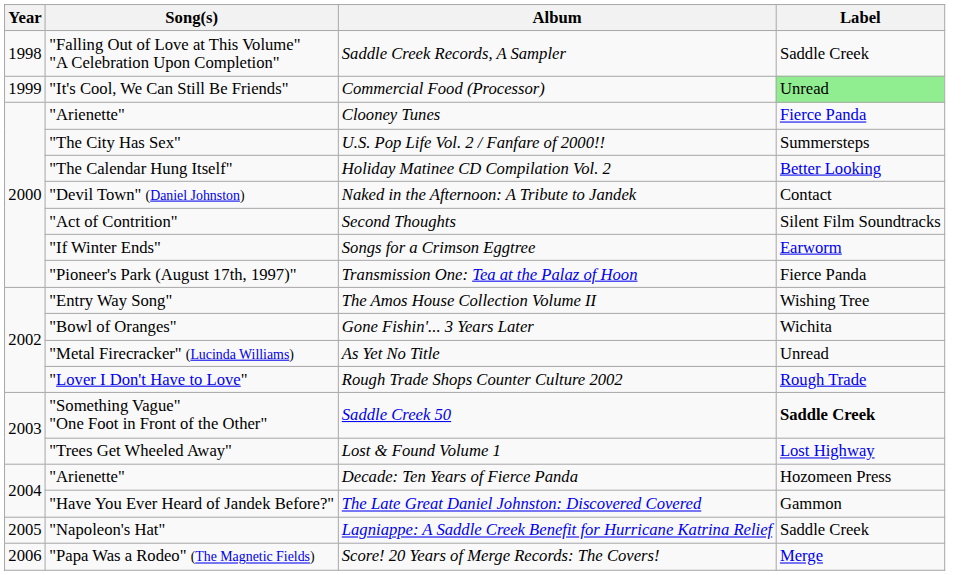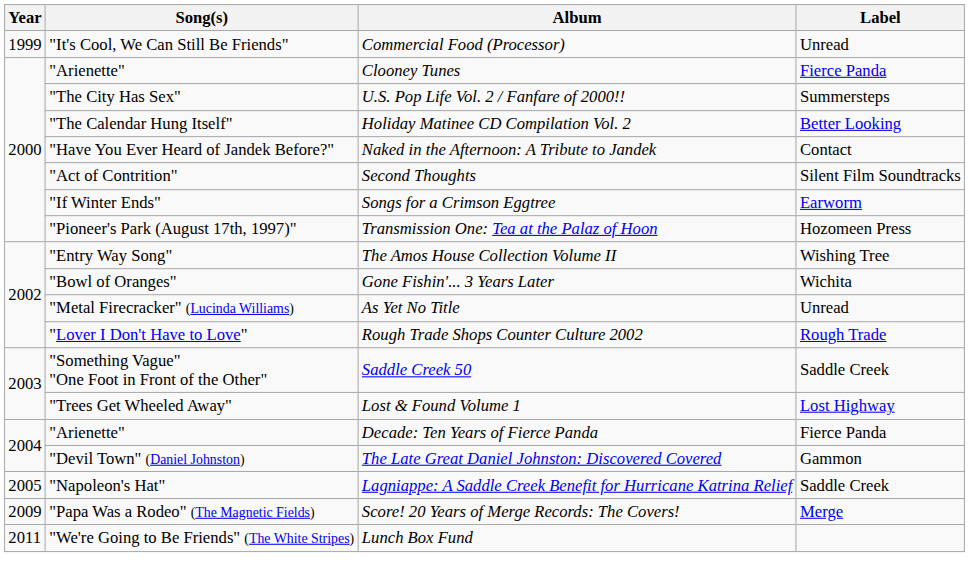- row: (454, 53)
(804, 89) lightgreen background -> (824, 44) no background
(147, 194) "Devil Town" (Daniel Johnston) -> (192, 149) "Have You Ever Heard of Jandek Before?"
(823, 273) Fierce Panda -> (856, 228) Hozomeen Press
(828, 415) bold -> (845, 370) normal
(836, 477) Hozomeen Press -> (843, 432) Fierce Panda
(192, 503) "Have You Ever Heard of Jandek Before?" -> (147, 458) "Devil Town" (Daniel Johnston)
(25, 556) 2006 -> (25, 511) 2009
+ row: (417, 537)
